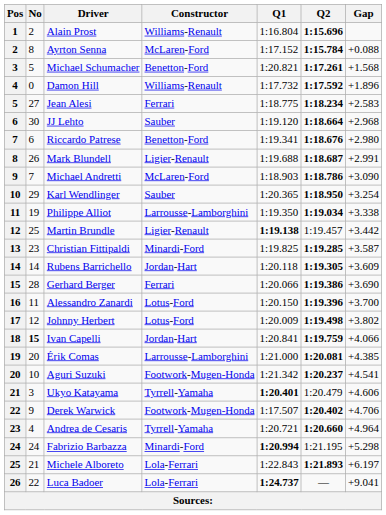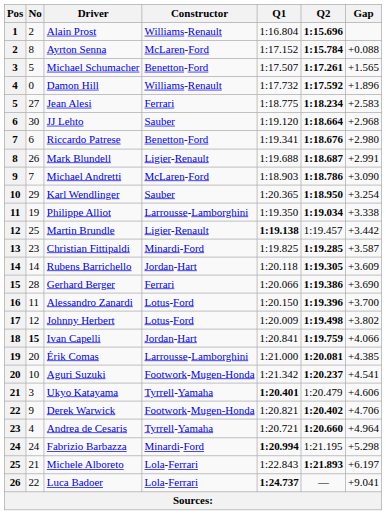(279, 67) 1:20.821 -> (279, 67) 1:17.507
(364, 67) +1.568 -> (364, 67) +1.565
(279, 410) 1:17.507 -> (279, 410) 1:20.821
